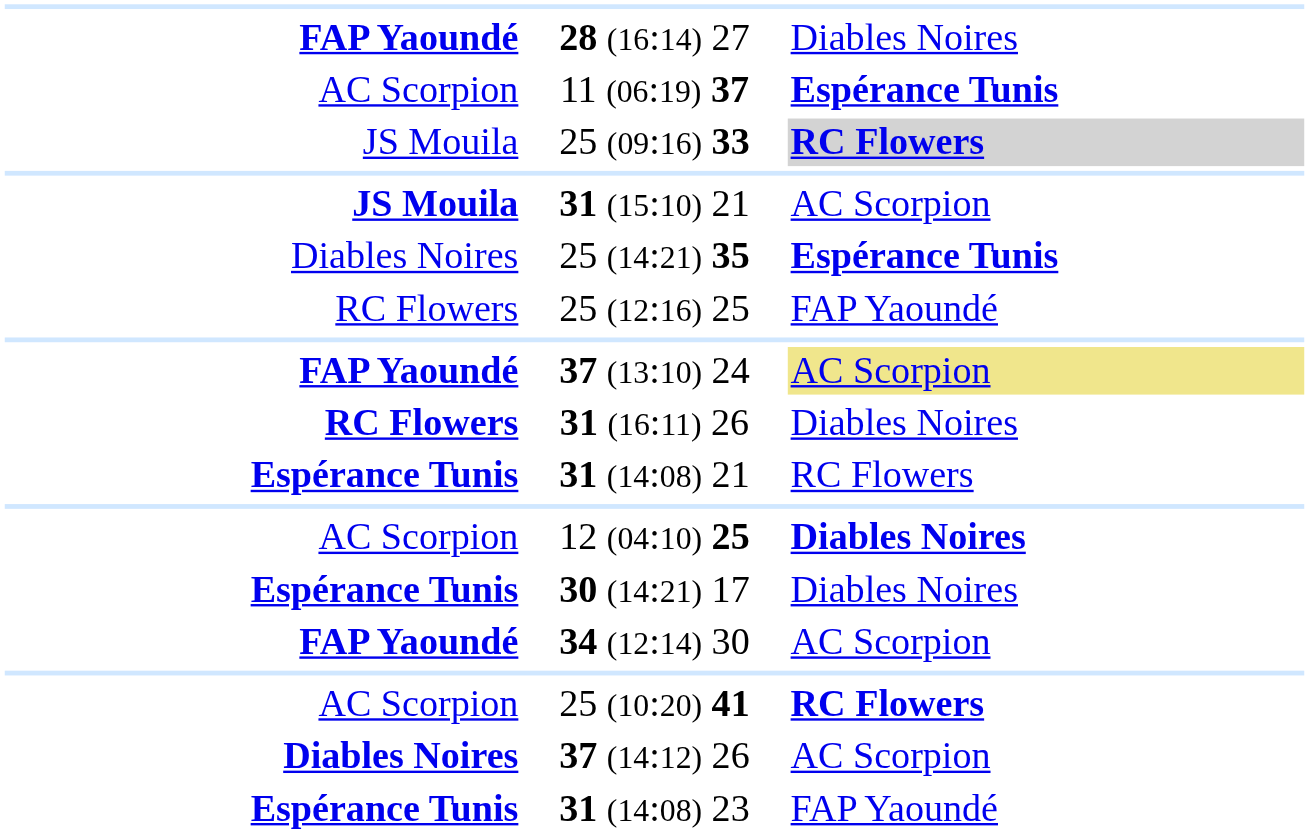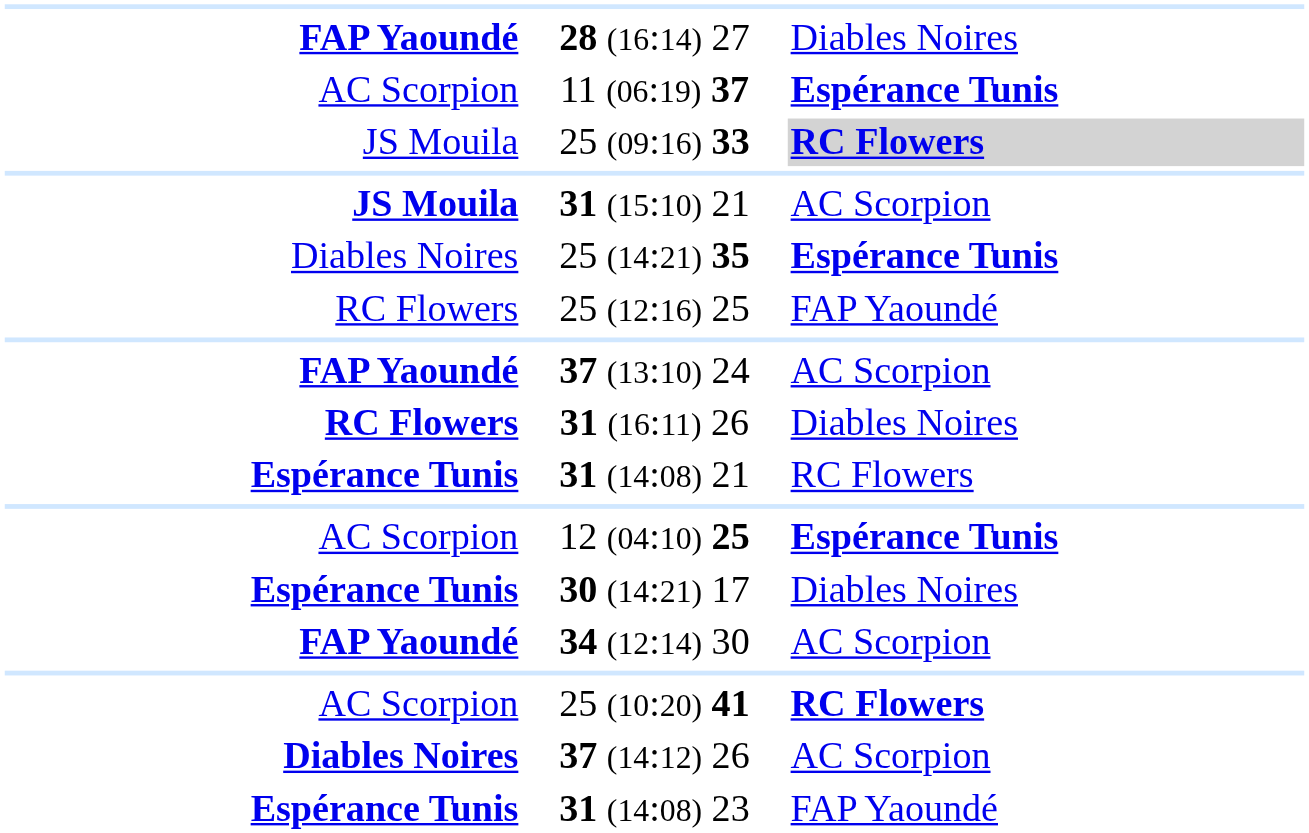(891, 370) khaki background -> (891, 370) no background
(908, 536) Diables Noires -> (924, 536) Espérance Tunis
